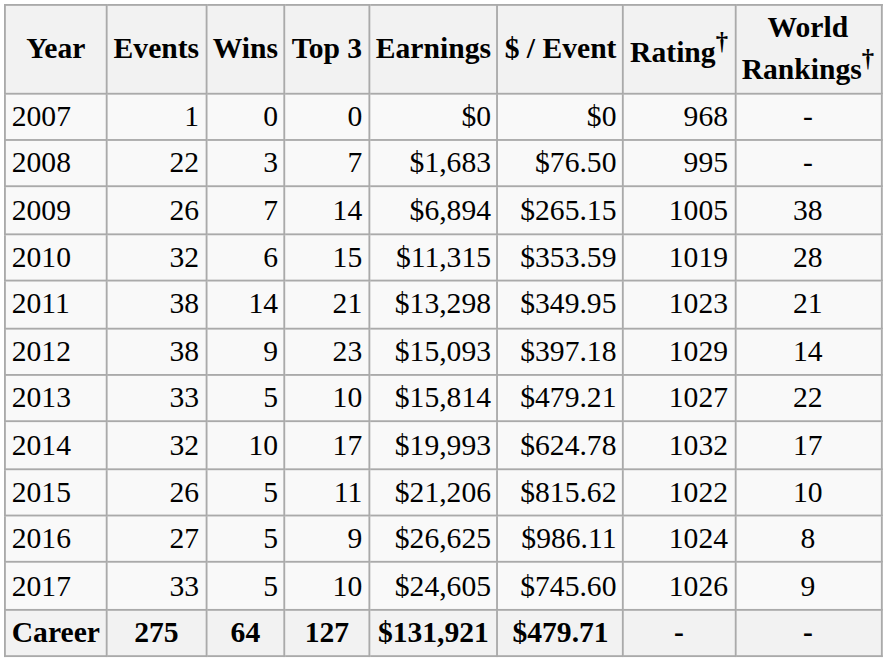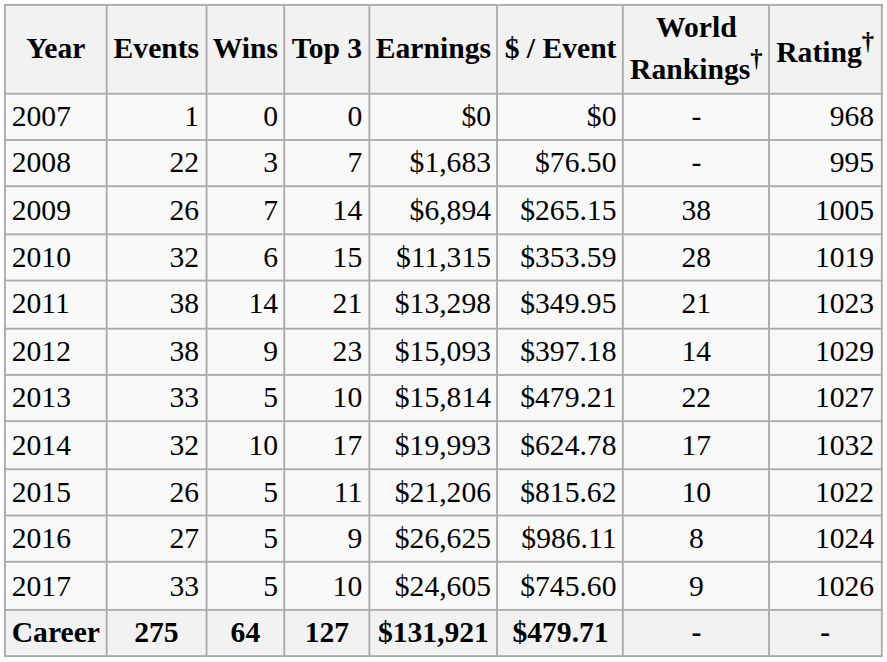columns swapped: (679, 48) <-> (808, 48)
